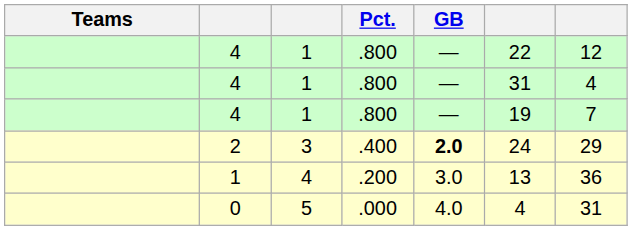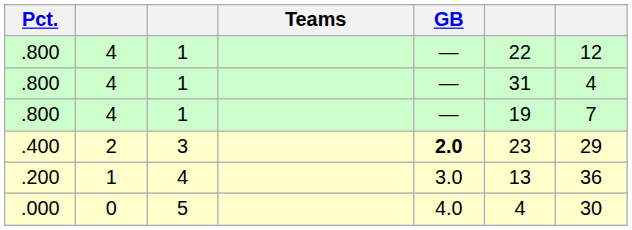columns swapped: (102, 20) <-> (378, 20)
(520, 146) 24 -> (520, 146) 23
(591, 209) 31 -> (591, 209) 30
